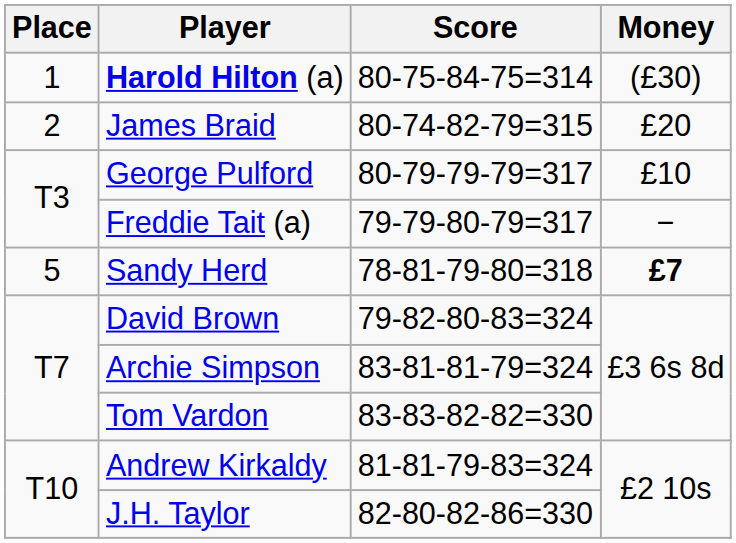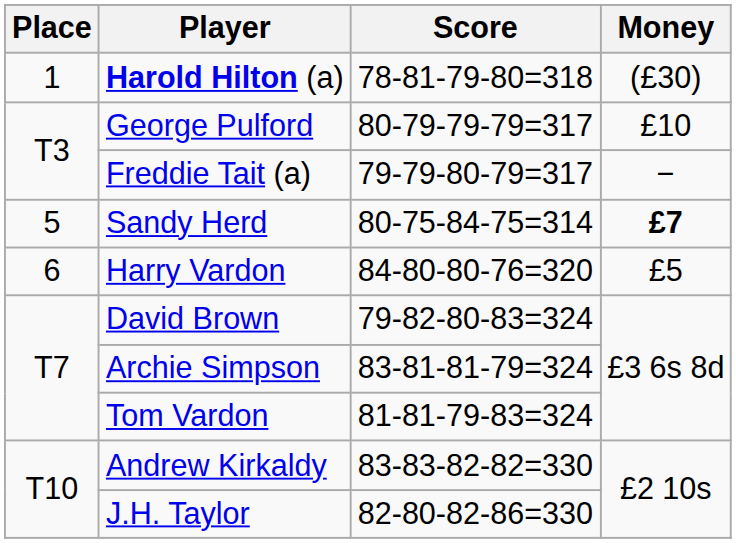(475, 77) 80-75-84-75=314 -> (475, 77) 78-81-79-80=318
- row: (191, 125)
(475, 271) 78-81-79-80=318 -> (475, 222) 80-75-84-75=314
+ row: (196, 271)
(475, 416) 83-83-82-82=330 -> (475, 416) 81-81-79-83=324
(475, 464) 81-81-79-83=324 -> (475, 464) 83-83-82-82=330
